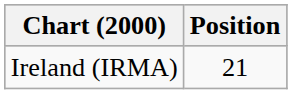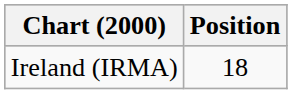(235, 66) 21 -> (235, 66) 18
